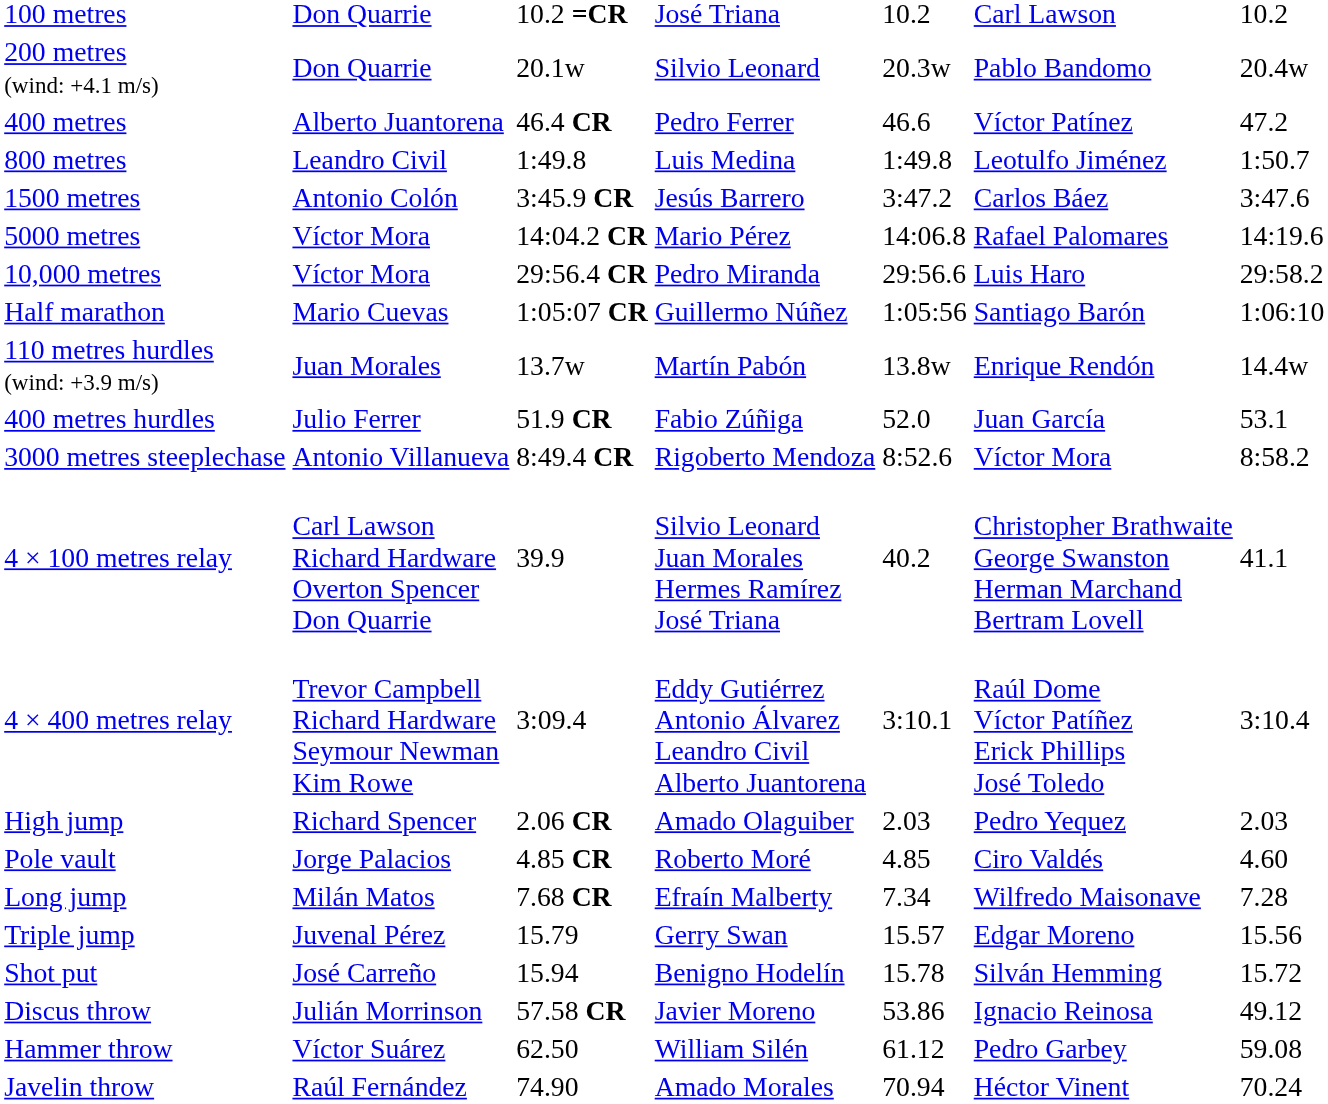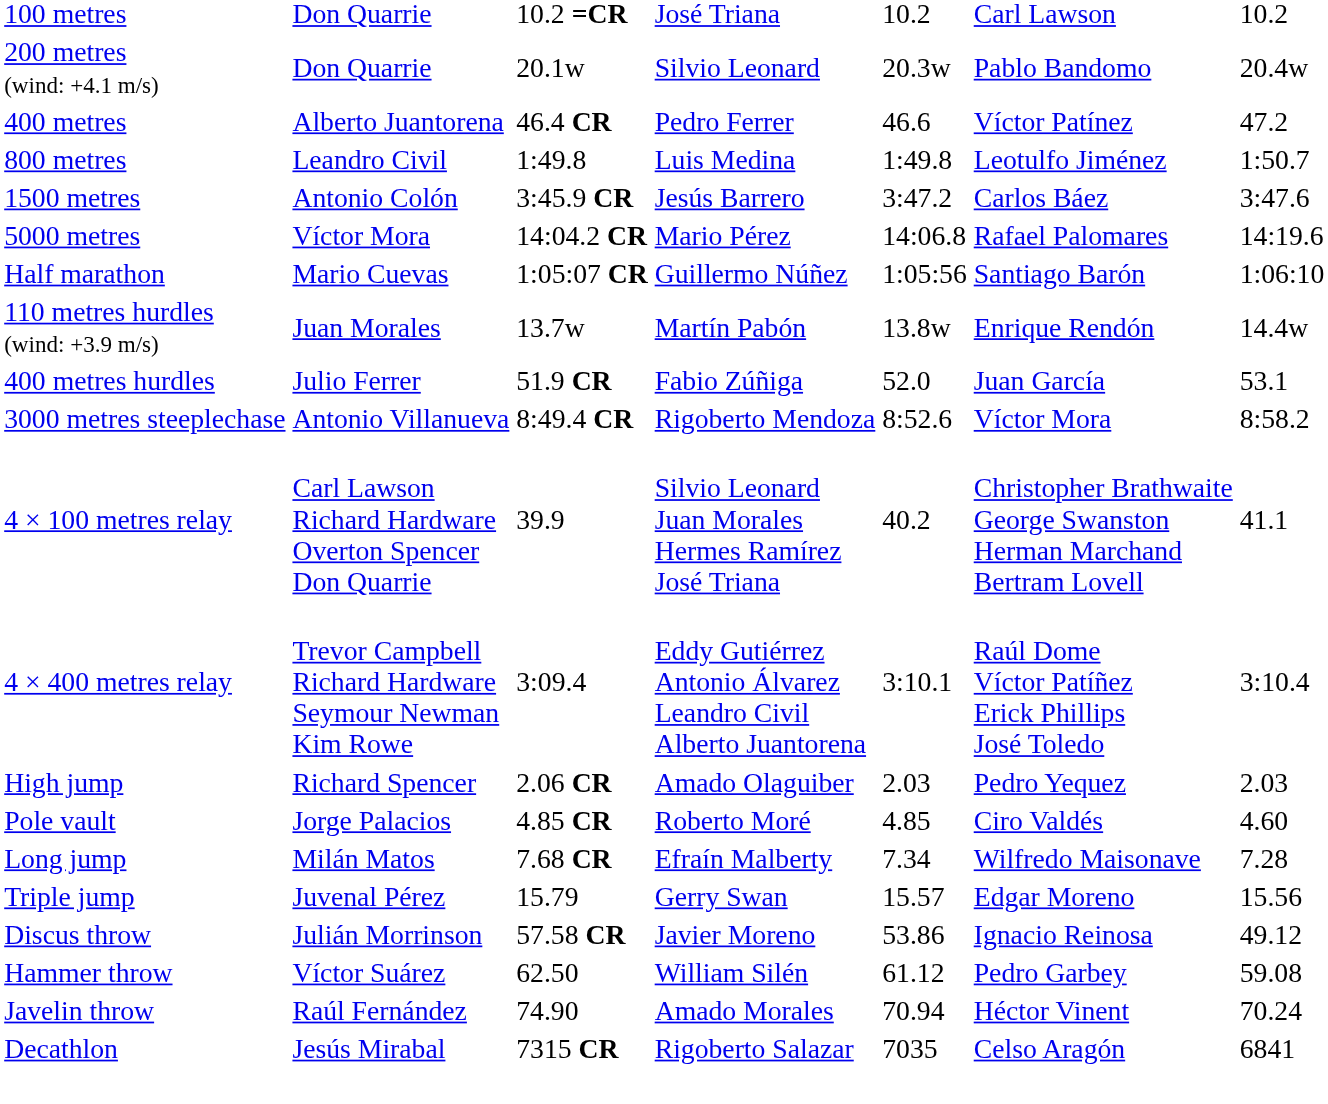- row: (83, 273)
- row: (51, 972)
+ row: (61, 1048)
